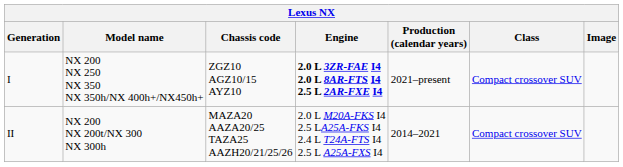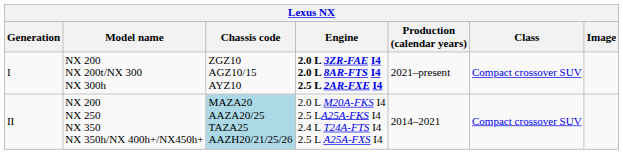(134, 79) NX 200 NX 250 NX 350 NX 350h/NX 400h+/NX450h+ -> (104, 73) NX 200 NX 200t/NX 300 NX 300h
(104, 134) NX 200 NX 200t/NX 300 NX 300h -> (134, 121) NX 200 NX 250 NX 350 NX 350h/NX 400h+/NX450h+
(251, 134) no background -> (251, 121) lightblue background
